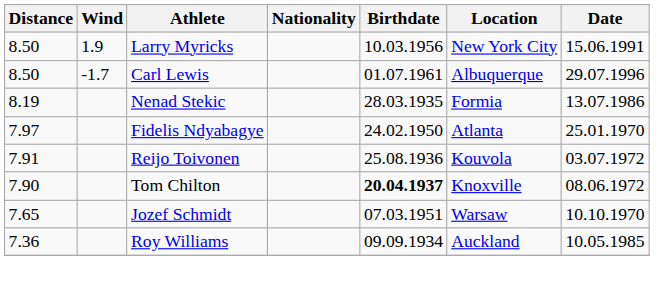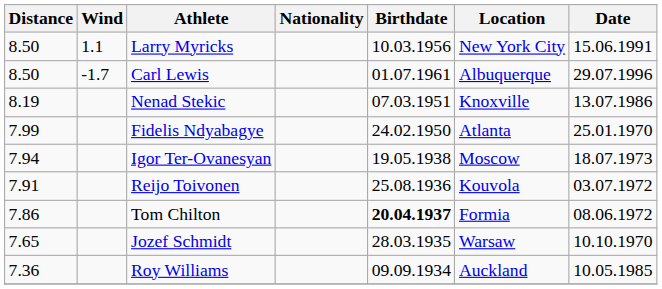(92, 46) 1.9 -> (92, 46) 1.1
(403, 102) 28.03.1935 -> (411, 102) 07.03.1951
(477, 102) Formia -> (494, 102) Knoxville
(24, 130) 7.97 -> (24, 130) 7.99
+ row: (201, 158)
(24, 185) 7.90 -> (24, 213) 7.86
(486, 185) Knoxville -> (484, 213) Formia
(403, 213) 07.03.1951 -> (411, 241) 28.03.1935
